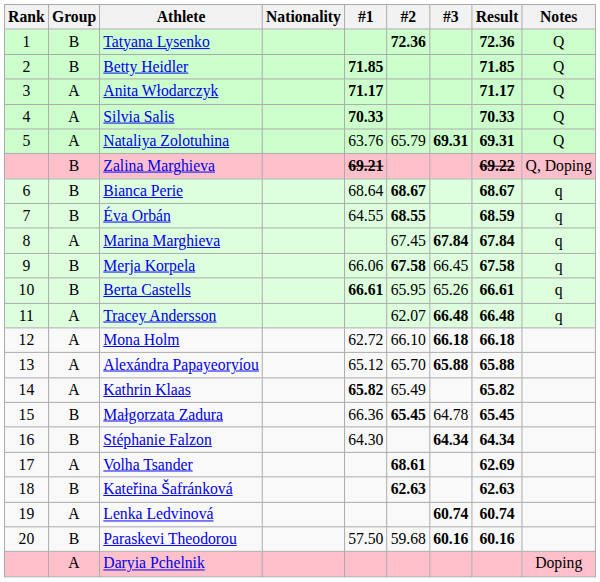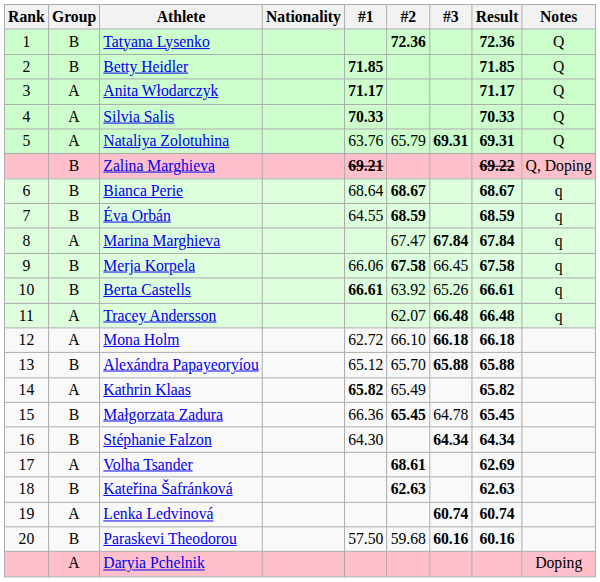(408, 215) 68.55 -> (408, 215) 68.59
(408, 240) 67.45 -> (408, 240) 67.47
(408, 290) 65.95 -> (408, 290) 63.92
(74, 365) A -> (74, 365) B
